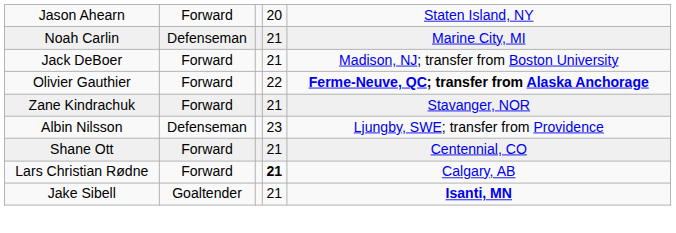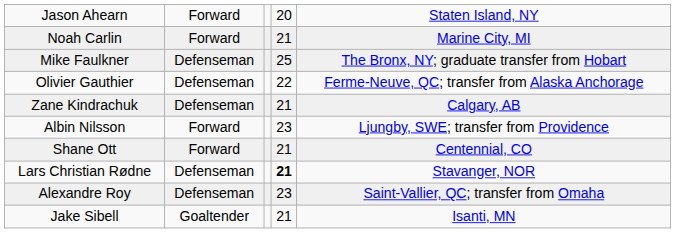(207, 37) Defenseman -> (214, 37) Forward
- row: (82, 60)
+ row: (85, 60)
(207, 82) Forward -> (214, 82) Defenseman
(479, 82) bold -> (484, 82) normal
(207, 104) Forward -> (214, 104) Defenseman
(479, 104) Stavanger, NOR -> (484, 104) Calgary, AB
(207, 127) Defenseman -> (214, 127) Forward
(207, 171) Forward -> (214, 171) Defenseman
(479, 171) Calgary, AB -> (484, 171) Stavanger, NOR
+ row: (85, 194)
(479, 194) bold -> (484, 216) normal
